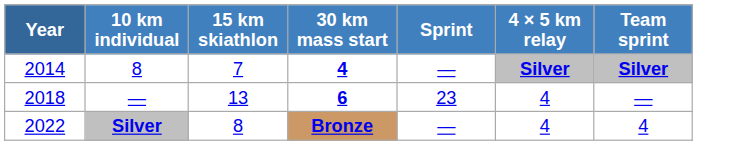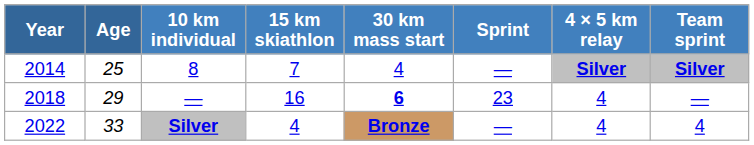+ column: (113, 29)
(342, 69) bold -> (399, 69) normal
(238, 97) 13 -> (295, 97) 16
(238, 126) 8 -> (295, 126) 4
